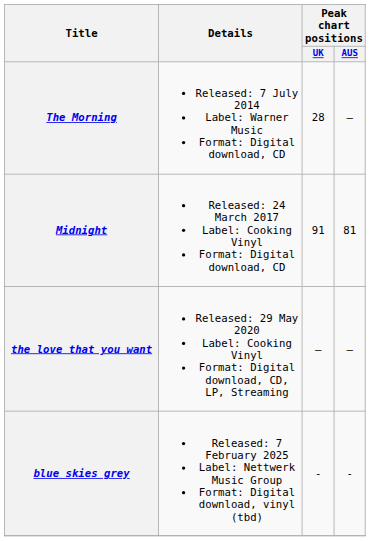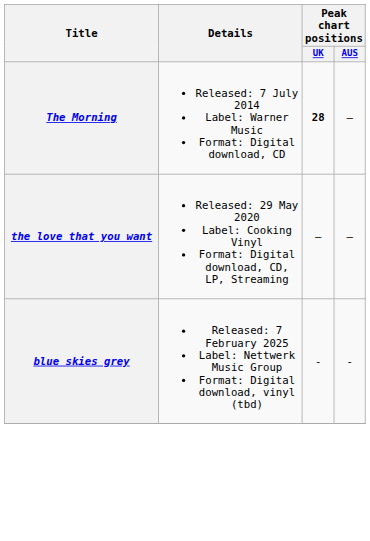(318, 118) normal -> (318, 118) bold
- row: (82, 230)
